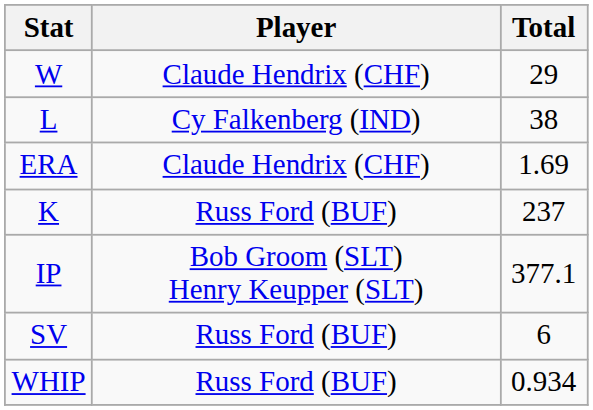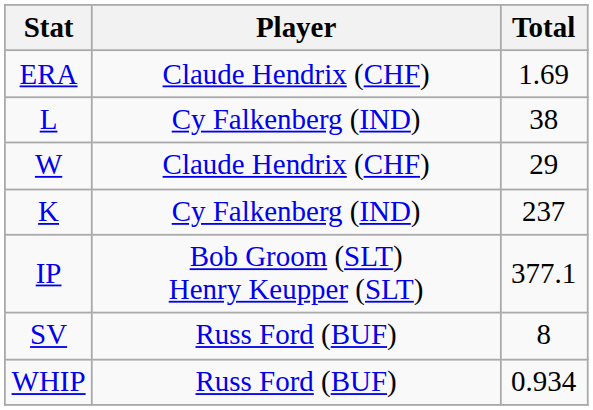rows swapped: (49, 73) <-> (49, 165)
(296, 211) Russ Ford (BUF) -> (296, 211) Cy Falkenberg (IND)
(544, 335) 6 -> (544, 335) 8
